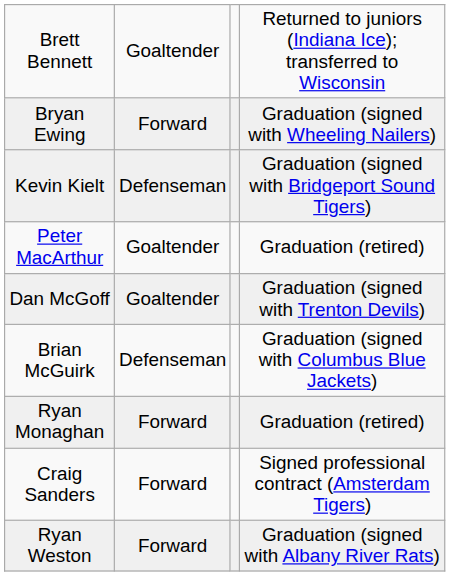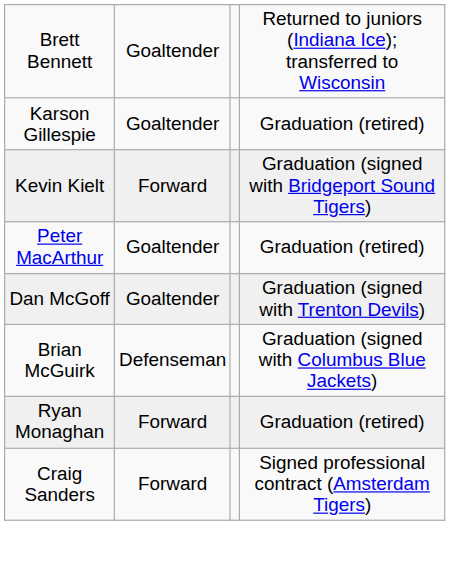- row: (60, 123)
+ row: (60, 123)
(173, 185) Defenseman -> (173, 185) Forward
- row: (60, 545)
